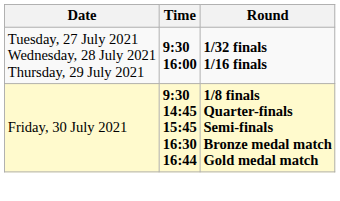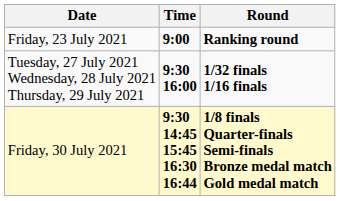+ row: (68, 39)
